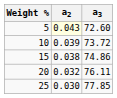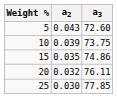(67, 28) lightyellow background -> (67, 28) no background
(97, 43) 73.72 -> (97, 43) 73.75
(67, 57) 0.038 -> (67, 57) 0.035
